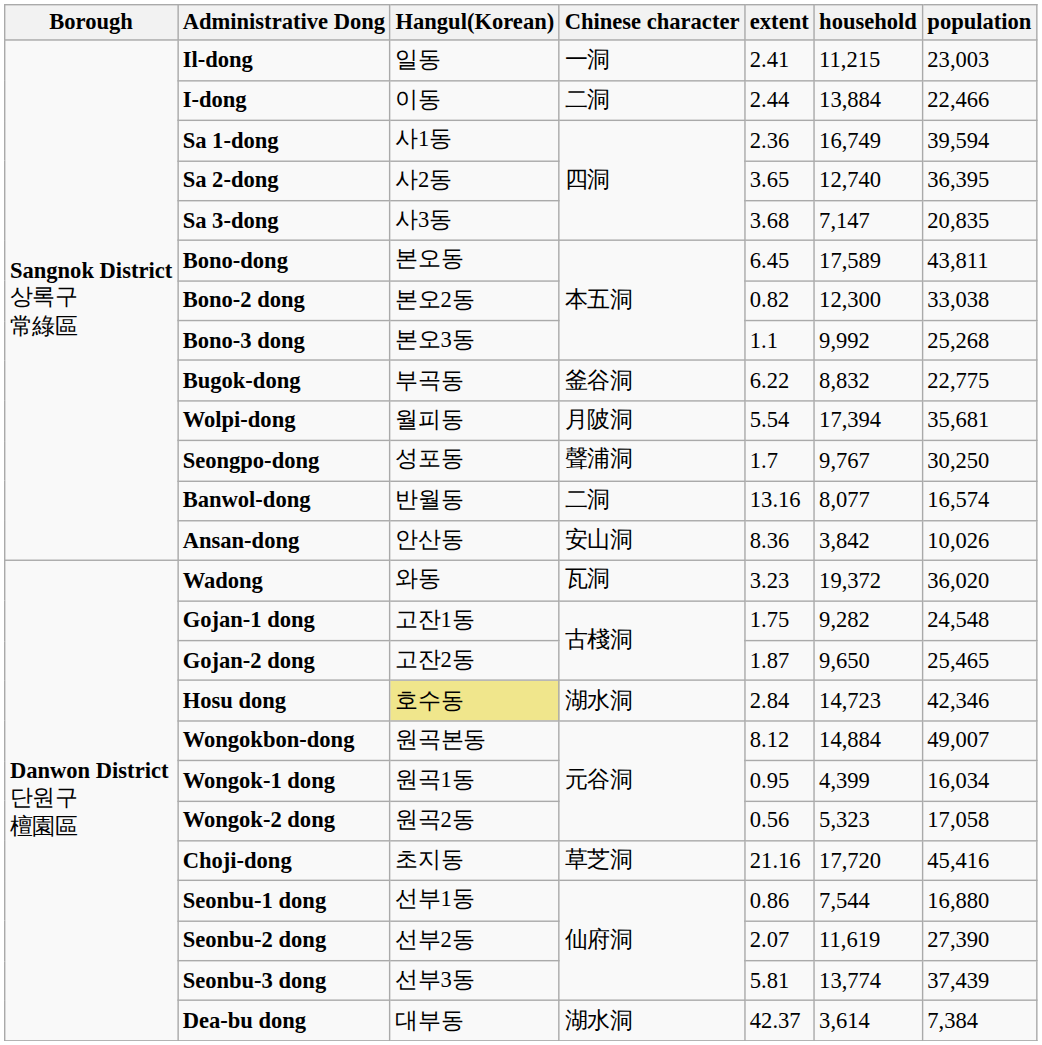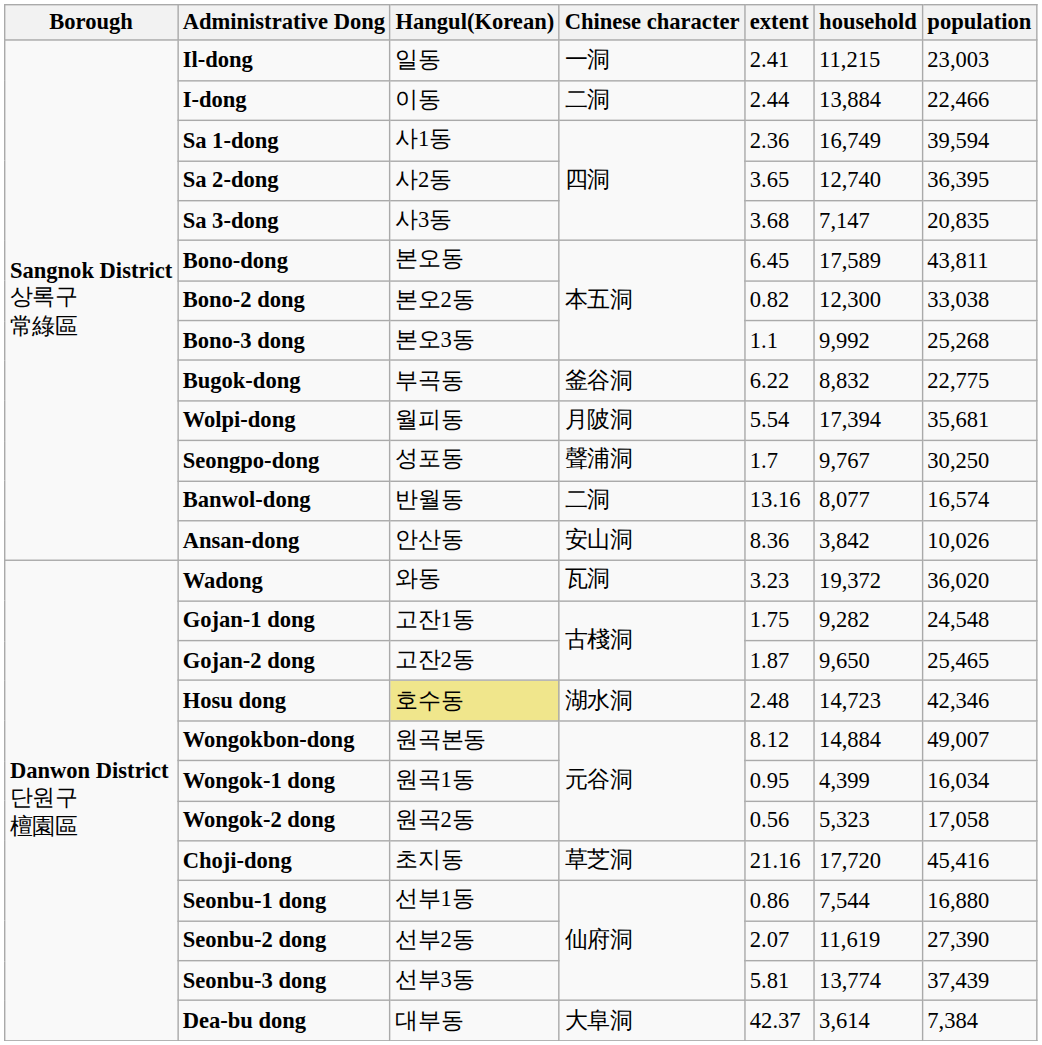(770, 700) 2.84 -> (770, 700) 2.48
(598, 1019) 湖水洞 -> (598, 1019) 大阜洞
